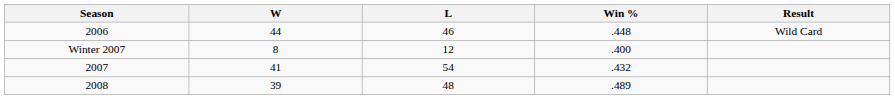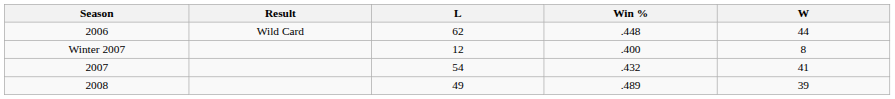columns swapped: (276, 13) <-> (799, 13)
(448, 31) 46 -> (458, 31) 62
(448, 85) 48 -> (458, 85) 49
